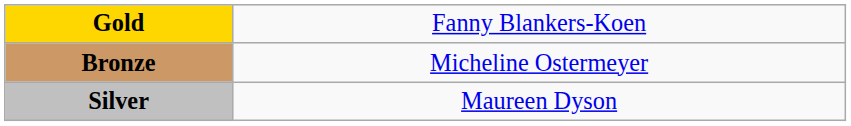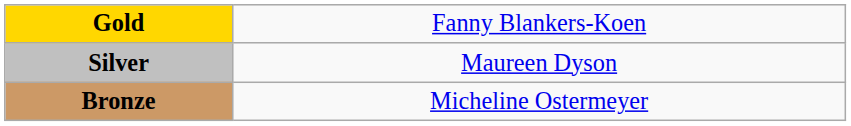rows swapped: (119, 100) <-> (119, 62)
